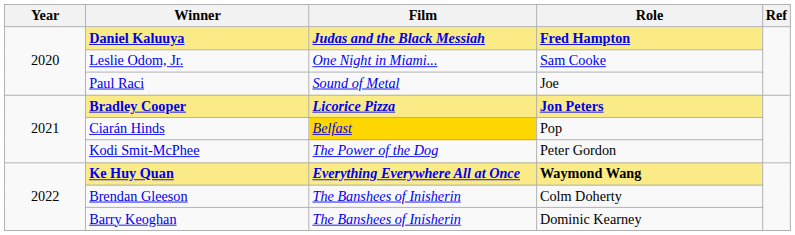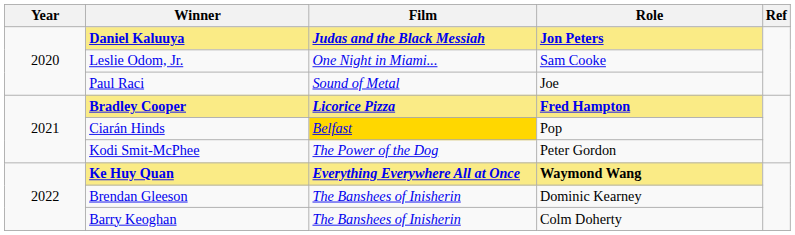(585, 38) Fred Hampton -> (572, 38) Jon Peters
(572, 106) Jon Peters -> (585, 106) Fred Hampton
(581, 196) Colm Doherty -> (591, 196) Dominic Kearney
(591, 219) Dominic Kearney -> (581, 219) Colm Doherty
